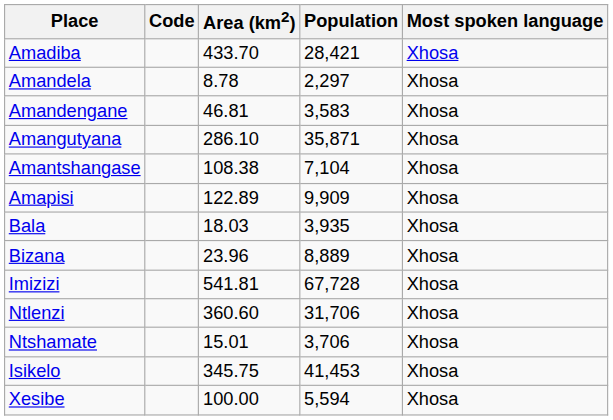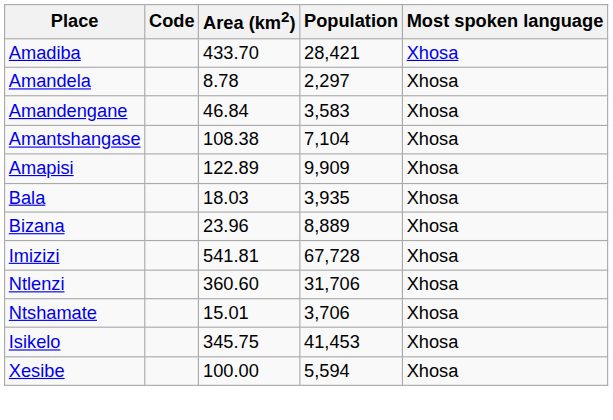(226, 110) 46.81 -> (226, 110) 46.84
- row: (65, 139)
